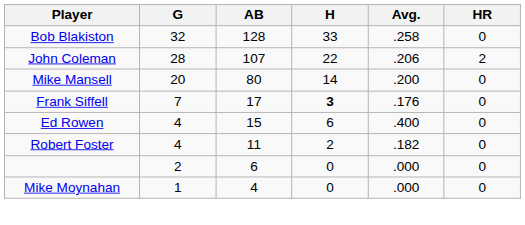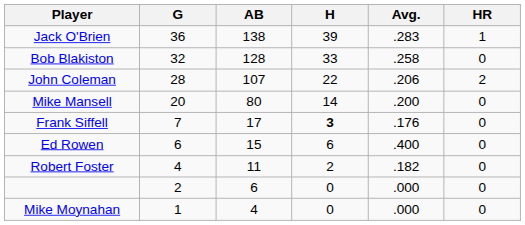+ row: (72, 36)
(178, 123) 4 -> (178, 144) 6
